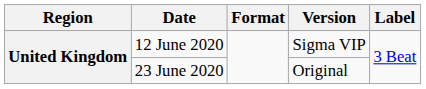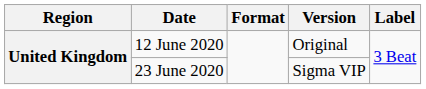(329, 44) Sigma VIP -> (320, 44) Original
(320, 70) Original -> (329, 70) Sigma VIP
